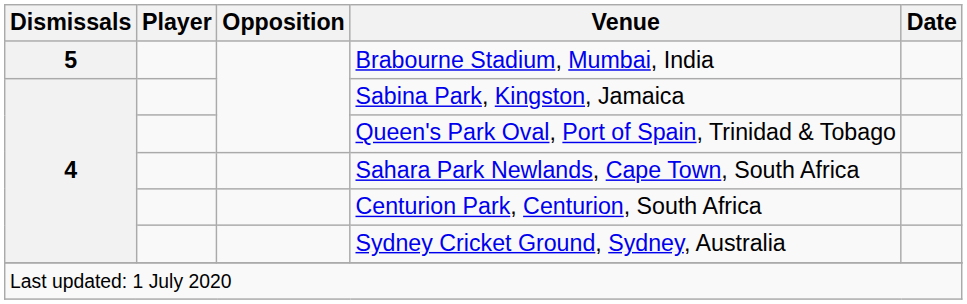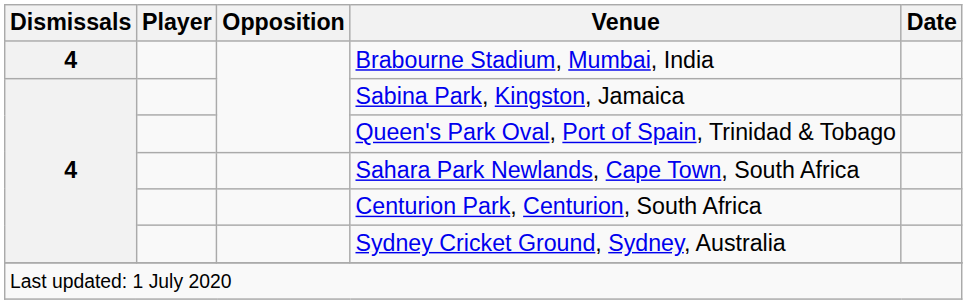(71, 59) 5 -> (71, 59) 4
